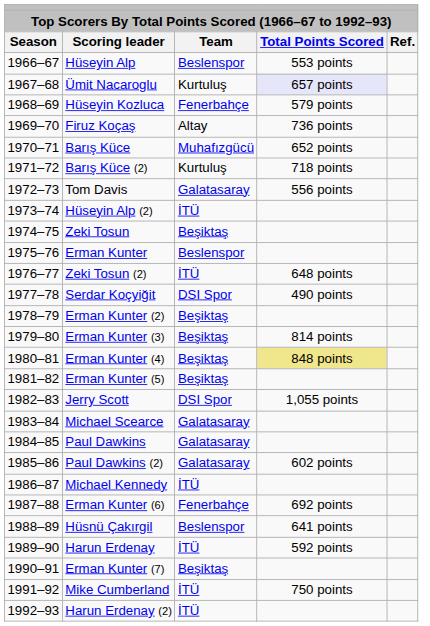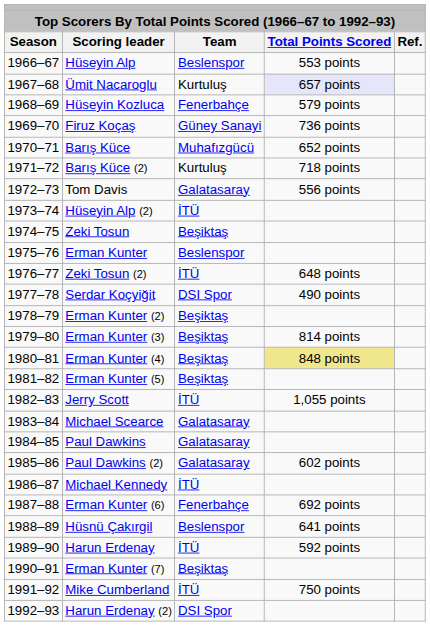(193, 126) Altay -> (220, 126) Güney Sanayi
(205, 400) DSI Spor -> (189, 400) İTÜ
(189, 610) İTÜ -> (205, 610) DSI Spor
